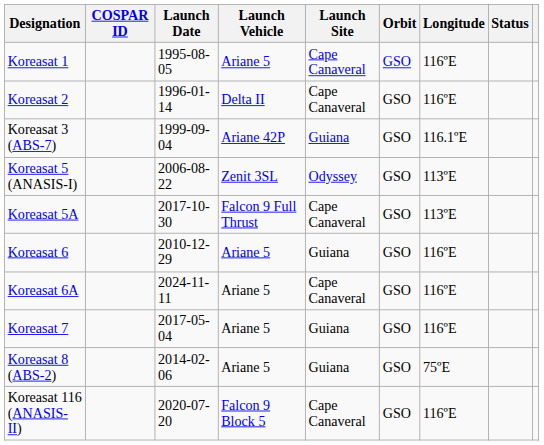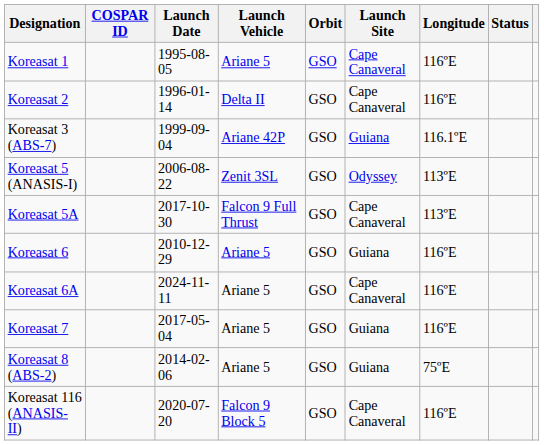columns swapped: (342, 23) <-> (400, 23)
